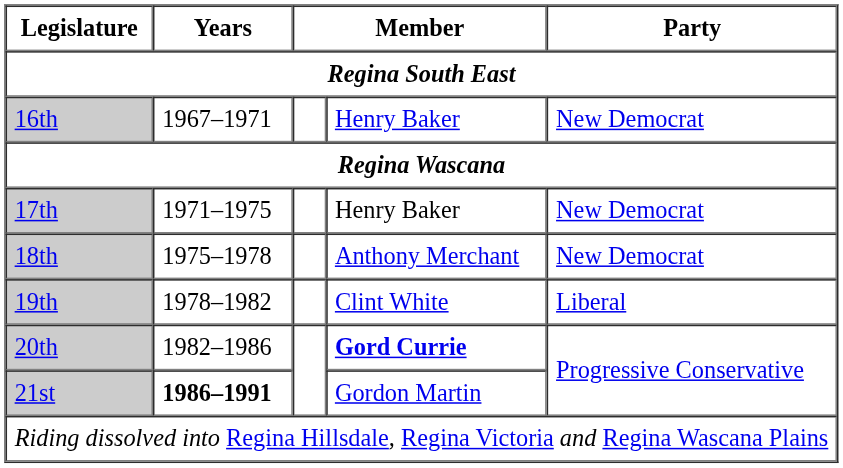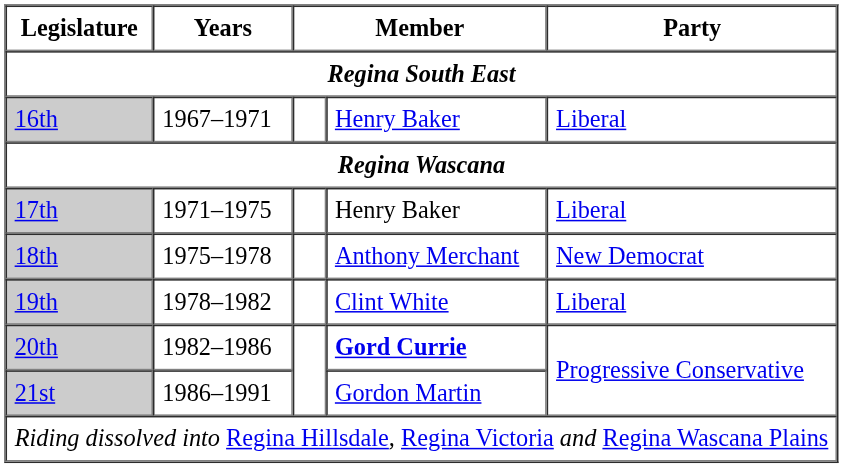(630, 119) New Democrat -> (591, 119) Liberal
(630, 210) New Democrat -> (591, 210) Liberal
(217, 392) bold -> (217, 392) normal
